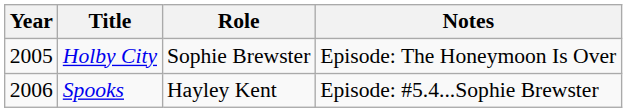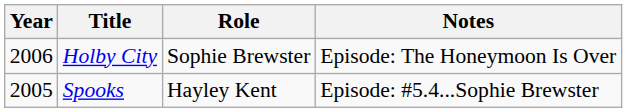(31, 55) 2005 -> (31, 55) 2006
(31, 90) 2006 -> (31, 90) 2005
